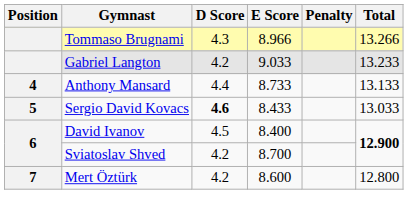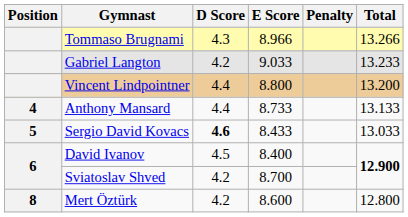+ row: (127, 85)
(33, 177) 7 -> (33, 200) 8
